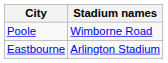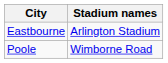rows swapped: (36, 49) <-> (22, 31)
